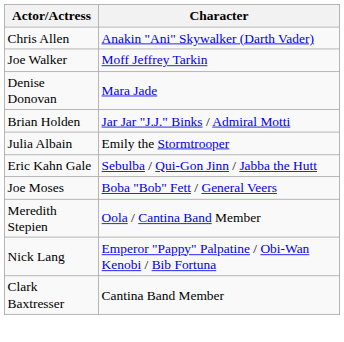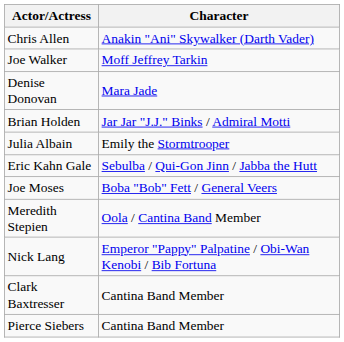+ row: (46, 325)
